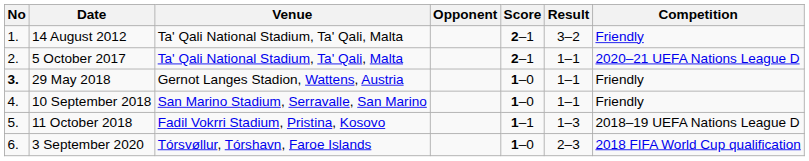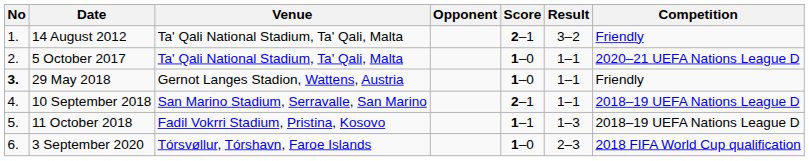(522, 58) 2–1 -> (522, 58) 1–0
(522, 101) 1–0 -> (522, 101) 2–1
(620, 101) Friendly -> (698, 101) 2018–19 UEFA Nations League D
